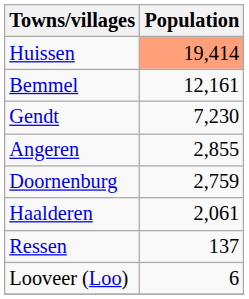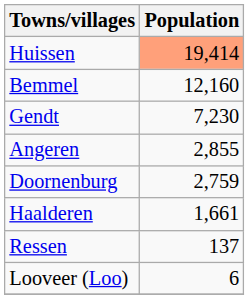(211, 85) 12,161 -> (211, 85) 12,160
(216, 213) 2,061 -> (216, 213) 1,661
